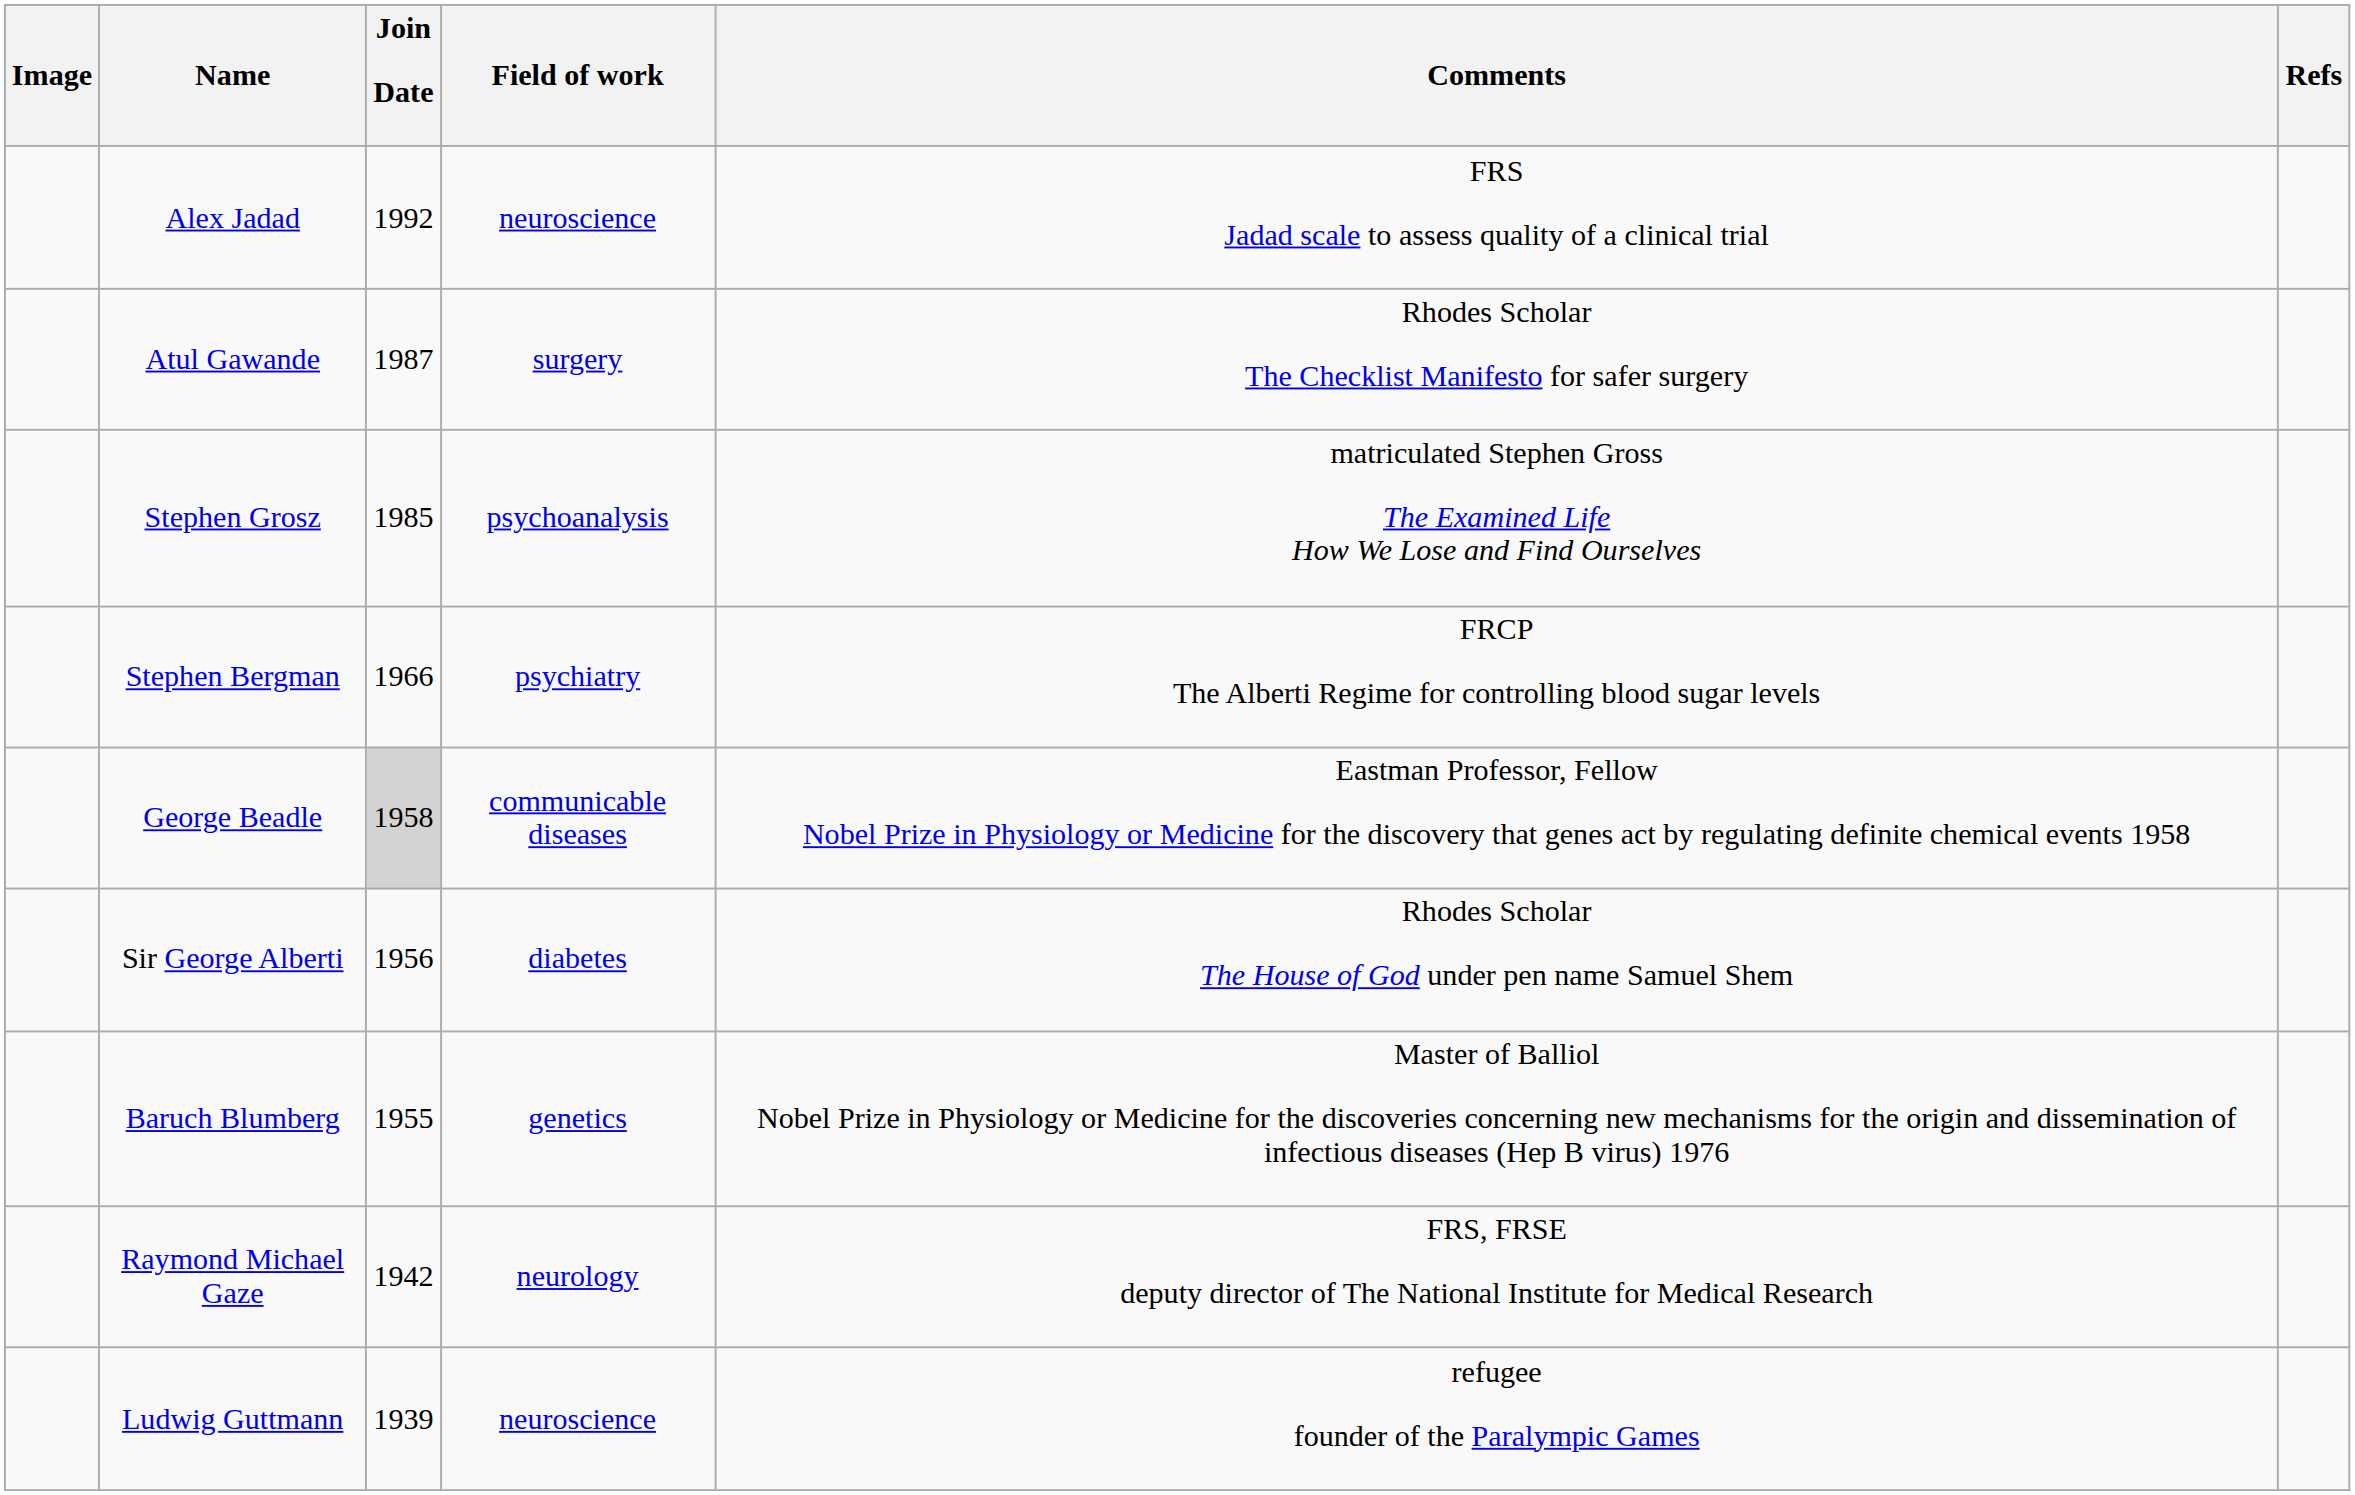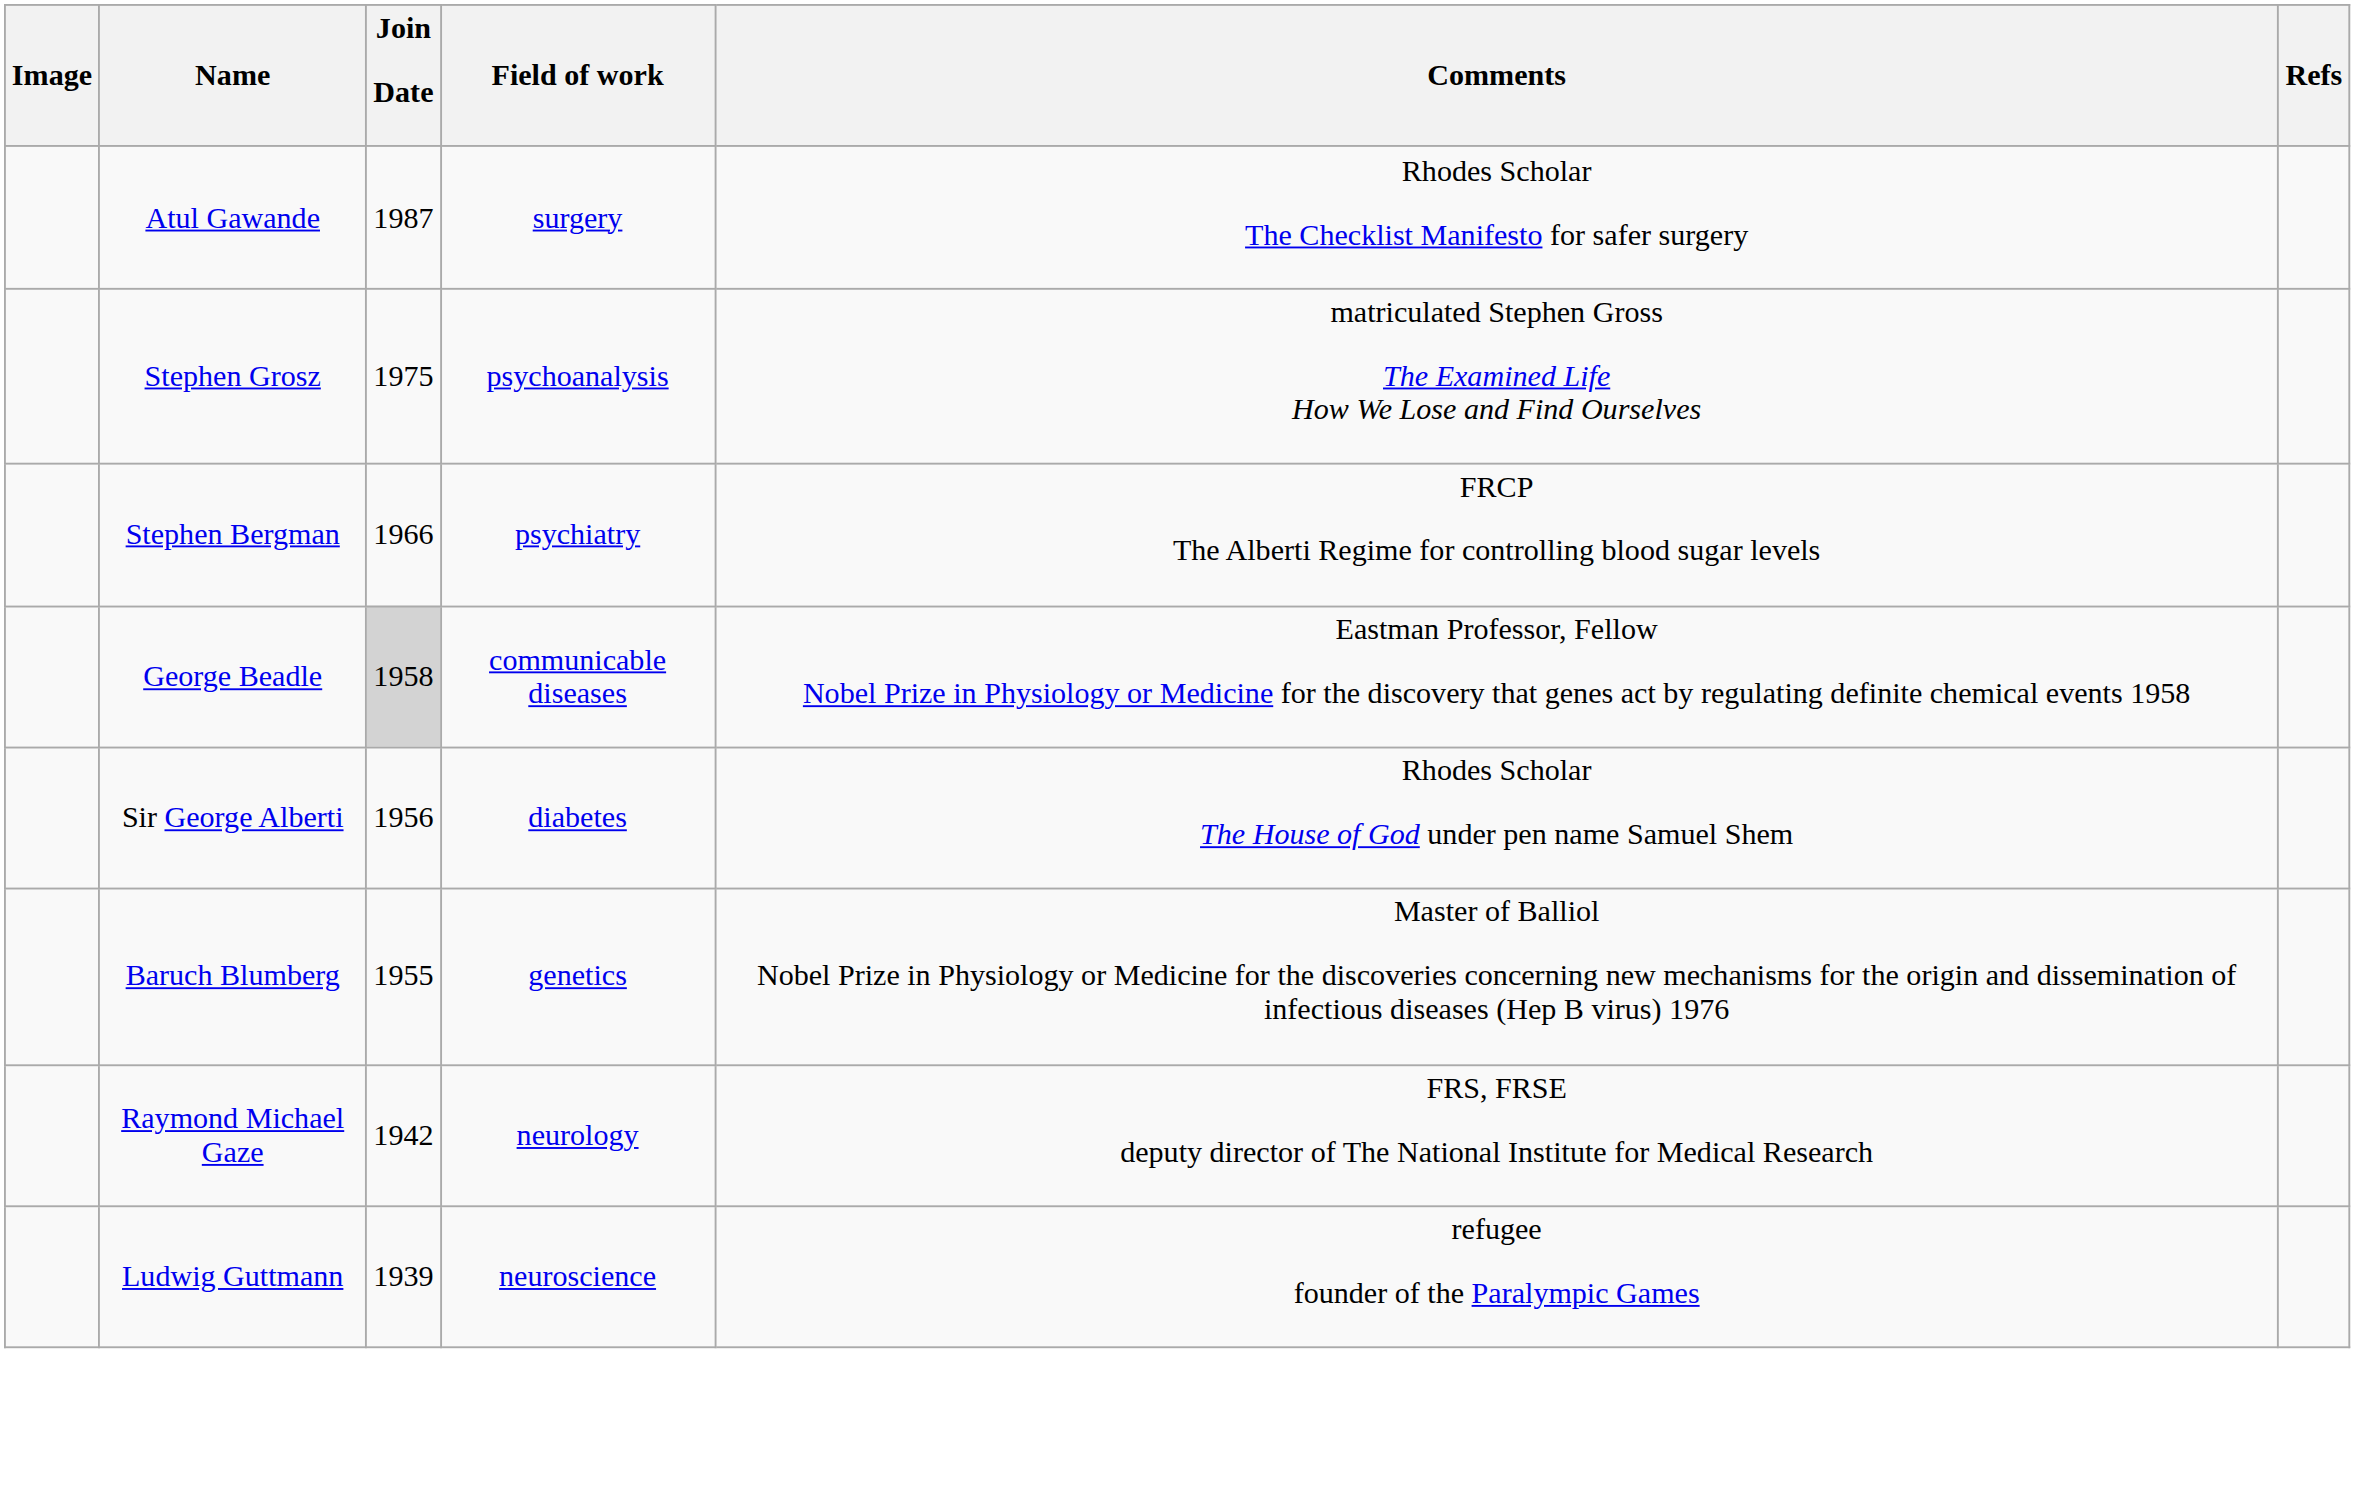- row: (233, 217)
(403, 517) 1985 -> (403, 375) 1975
